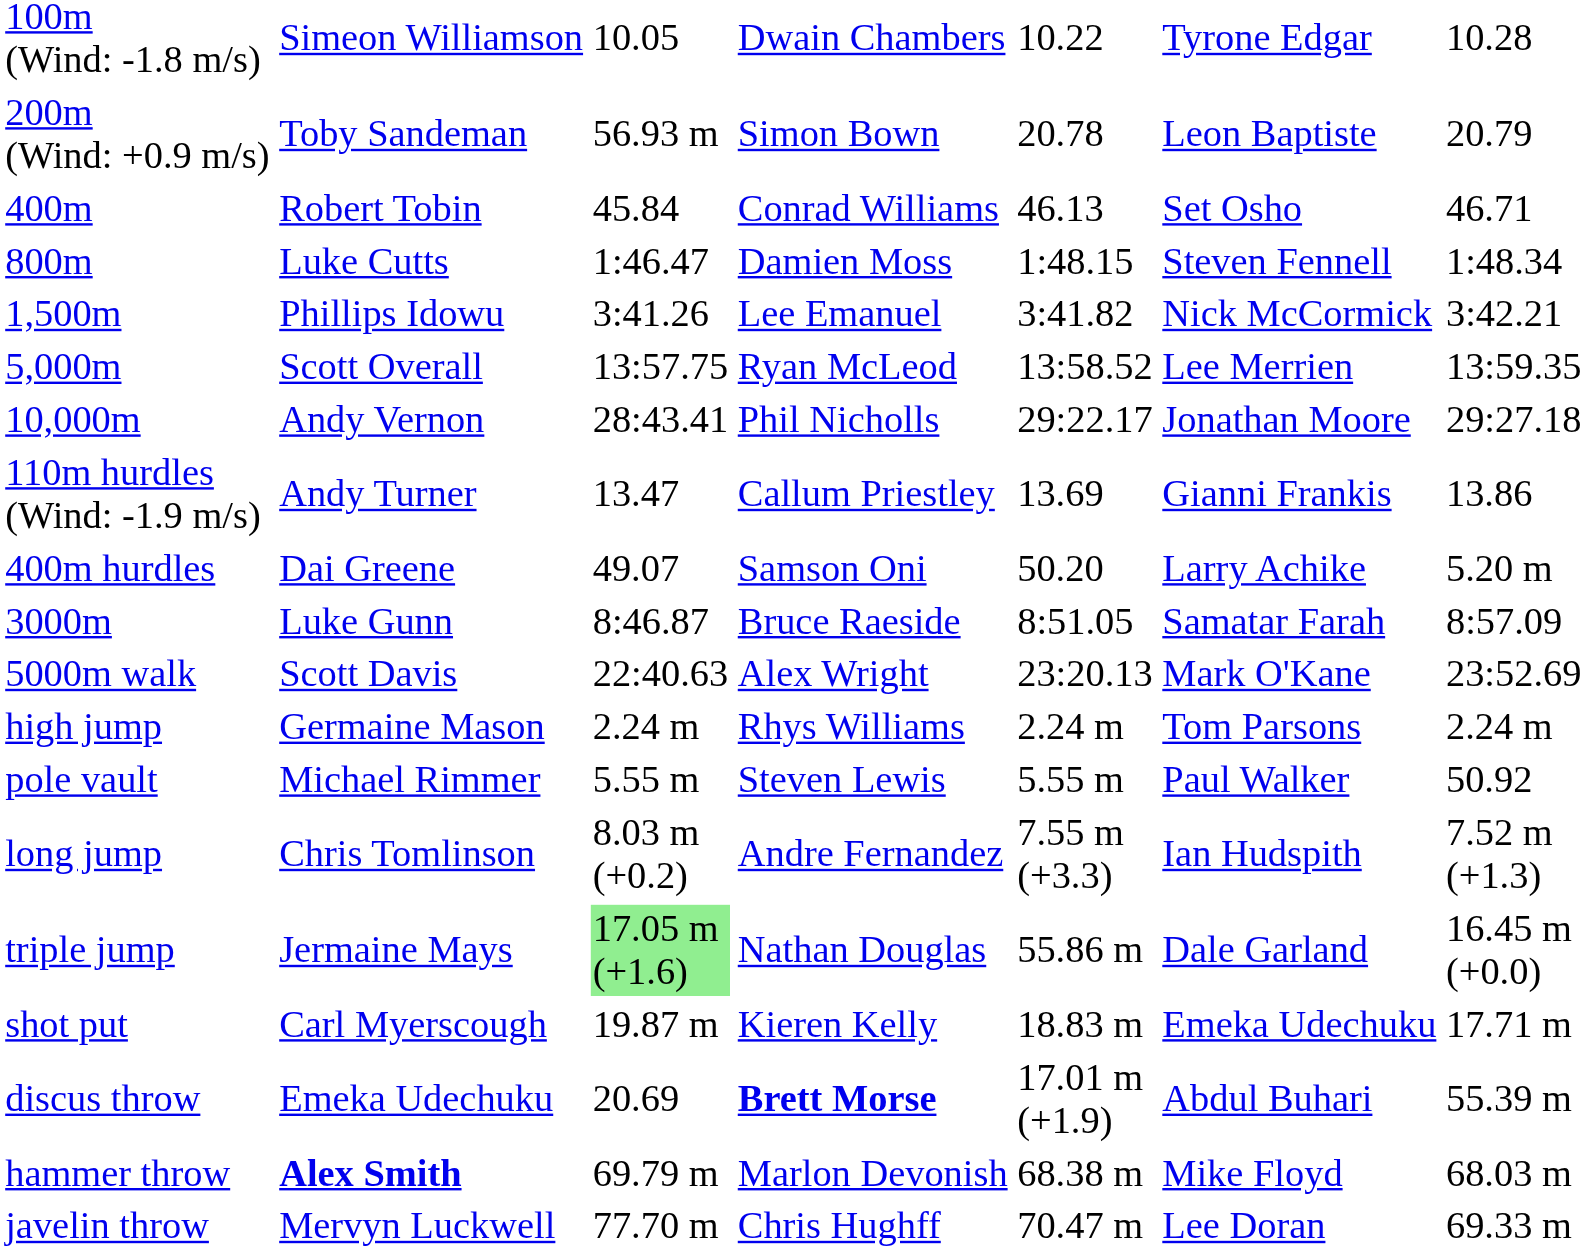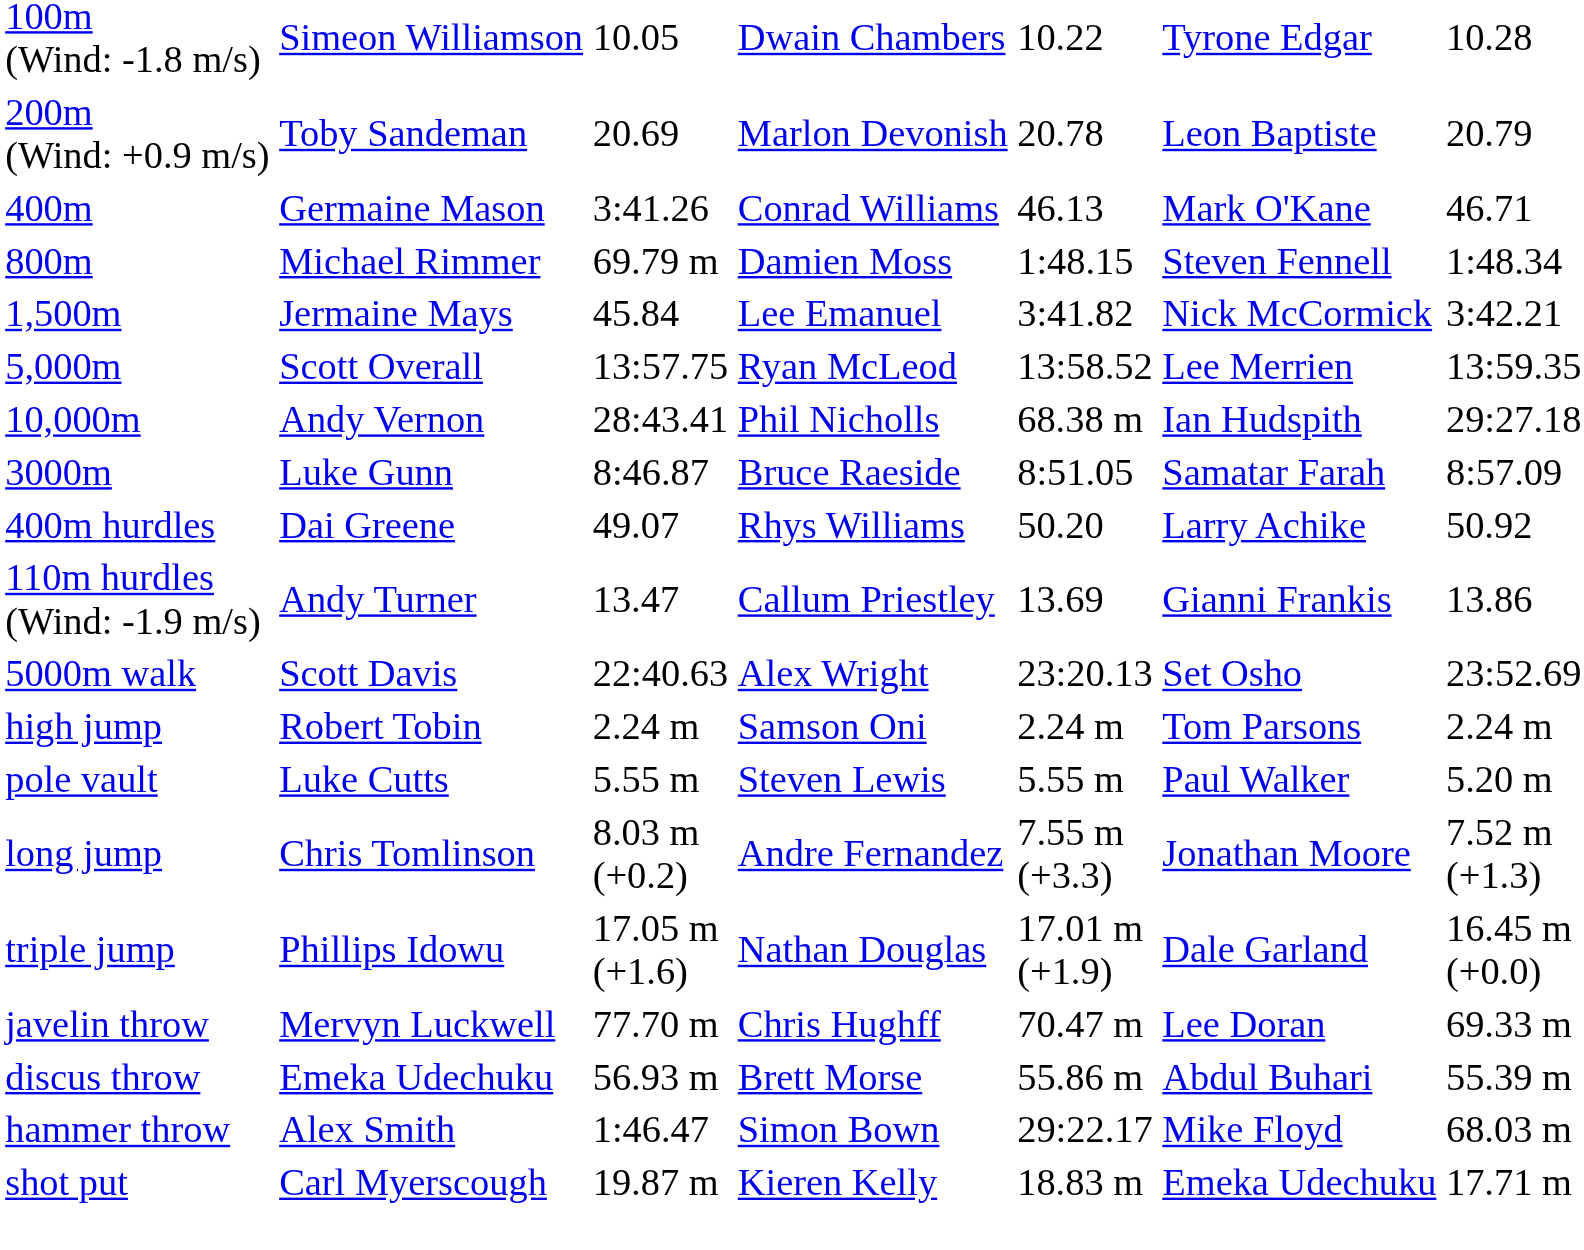(656, 133) 56.93 m -> (636, 133) 20.69
(839, 133) Simon Bown -> (873, 133) Marlon Devonish
(380, 208) Robert Tobin -> (412, 208) Germaine Mason
(636, 208) 45.84 -> (651, 208) 3:41.26
(1232, 208) Set Osho -> (1267, 208) Mark O'Kane
(364, 260) Luke Cutts -> (410, 260) Michael Rimmer
(651, 260) 1:46.47 -> (656, 260) 69.79 m
(392, 313) Phillips Idowu -> (396, 313) Jermaine Mays
(651, 313) 3:41.26 -> (636, 313) 45.84
(1085, 419) 29:22.17 -> (1080, 419) 68.38 m
(1287, 419) Jonathan Moore -> (1262, 419) Ian Hudspith
rows swapped: (133, 493) <-> (59, 620)
(832, 568) Samson Oni -> (851, 524) Rhys Williams
(1499, 568) 5.20 m -> (1489, 524) 50.92
(1267, 673) Mark O'Kane -> (1232, 673) Set Osho
(412, 726) Germaine Mason -> (380, 726) Robert Tobin
(851, 726) Rhys Williams -> (832, 726) Samson Oni
(410, 779) Michael Rimmer -> (364, 779) Luke Cutts
(1489, 779) 50.92 -> (1499, 779) 5.20 m
(1262, 853) Ian Hudspith -> (1287, 853) Jonathan Moore
(396, 949) Jermaine Mays -> (392, 949) Phillips Idowu
(656, 949) lightgreen background -> (656, 949) no background
(1080, 949) 55.86 m -> (1080, 949) 17.01 m (+1.9)
rows swapped: (67, 1024) <-> (107, 1225)
(636, 1098) 20.69 -> (656, 1076) 56.93 m
(837, 1098) bold -> (830, 1076) normal
(1080, 1098) 17.01 m (+1.9) -> (1080, 1076) 55.86 m
(370, 1172) bold -> (367, 1129) normal
(656, 1172) 69.79 m -> (651, 1129) 1:46.47
(873, 1172) Marlon Devonish -> (839, 1129) Simon Bown
(1080, 1172) 68.38 m -> (1085, 1129) 29:22.17
